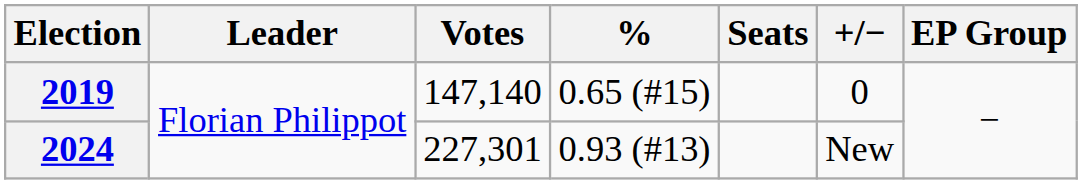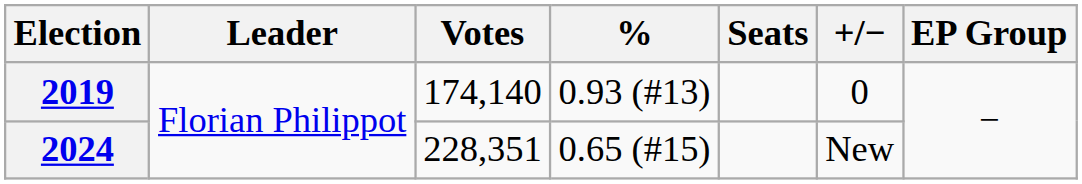(482, 91) 147,140 -> (482, 91) 174,140
(635, 91) 0.65 (#15) -> (635, 91) 0.93 (#13)
(482, 149) 227,301 -> (482, 149) 228,351
(635, 149) 0.93 (#13) -> (635, 149) 0.65 (#15)
